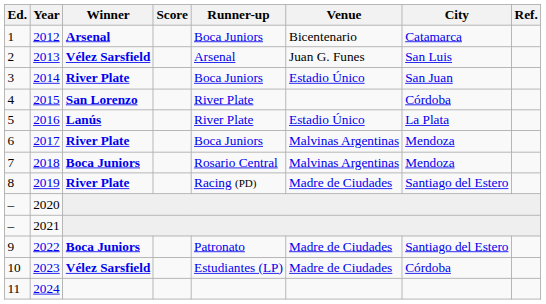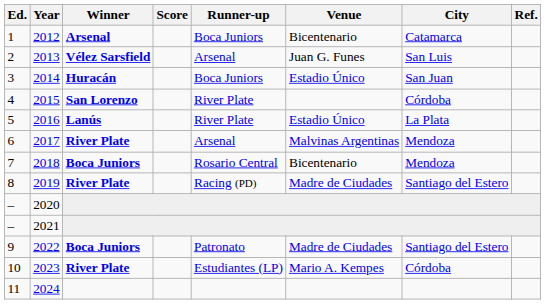(98, 78) River Plate -> (91, 78) Huracán
(229, 141) Boca Juniors -> (215, 141) Arsenal
(344, 162) Malvinas Argentinas -> (323, 162) Bicentenario
(108, 267) Vélez Sarsfield -> (98, 267) River Plate
(341, 267) Madre de Ciudades -> (336, 267) Mario A. Kempes
